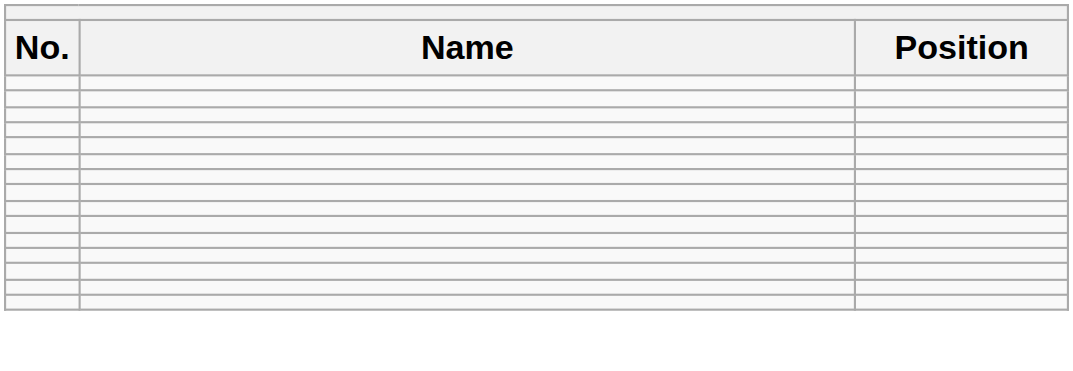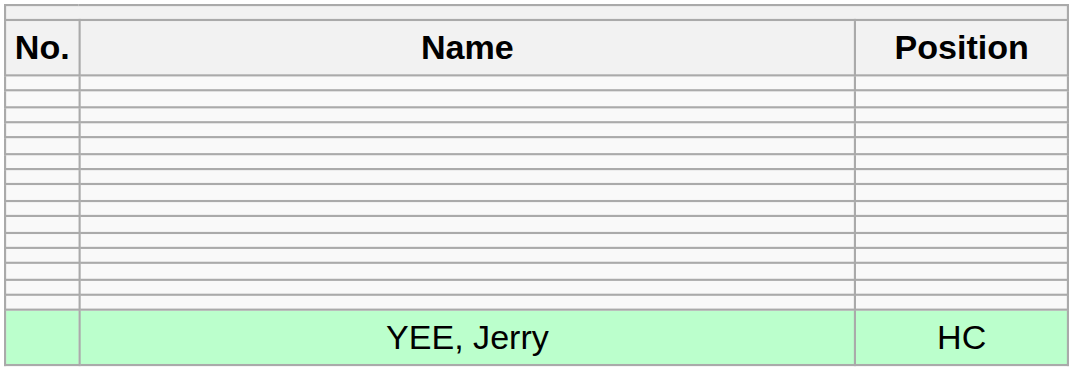+ row: (467, 336)
